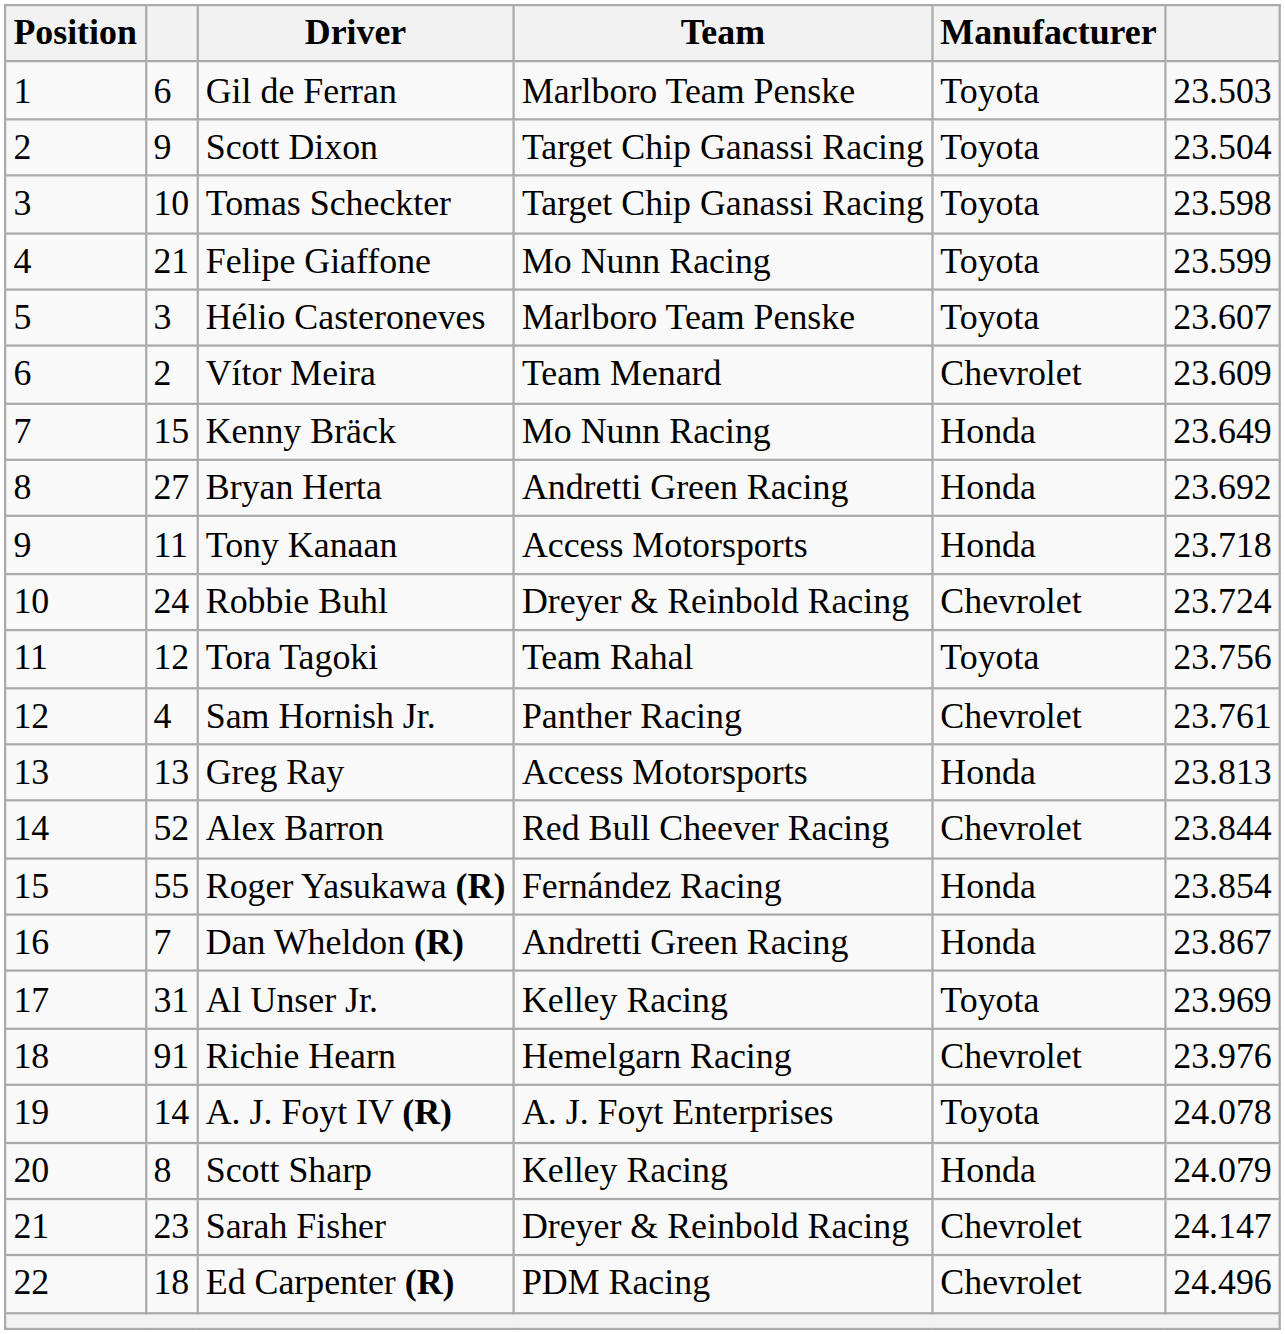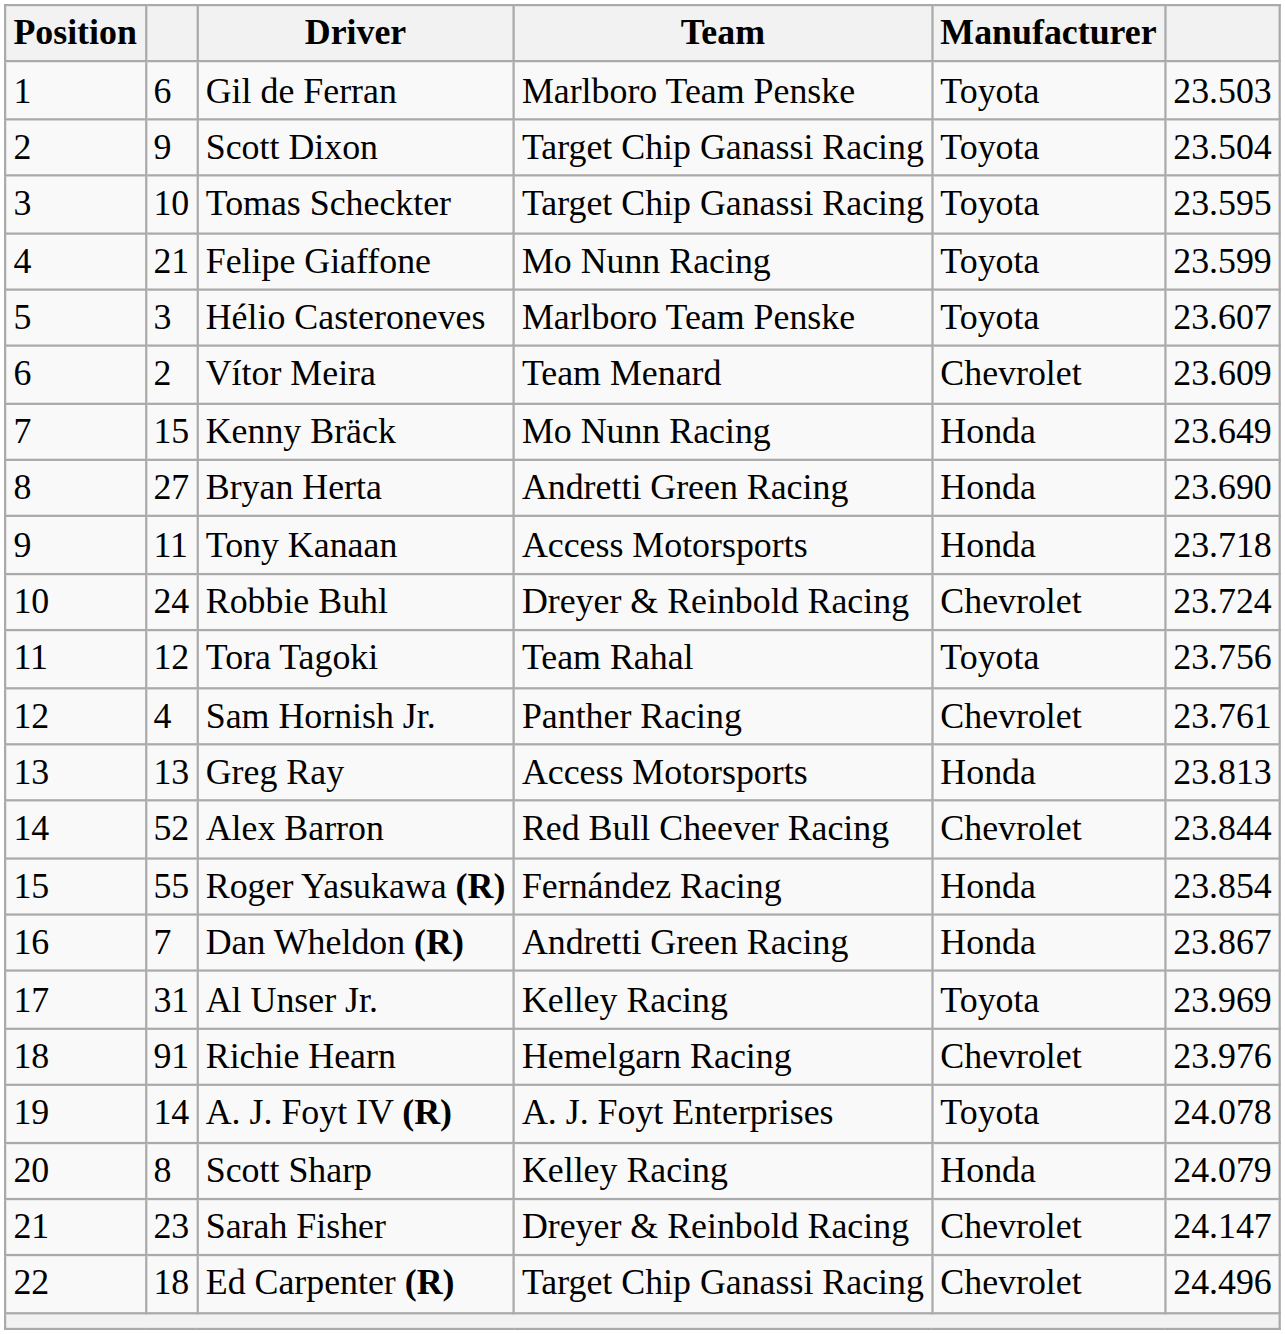(1222, 203) 23.598 -> (1222, 203) 23.595
(1222, 487) 23.692 -> (1222, 487) 23.690
(616, 1283) PDM Racing -> (723, 1283) Target Chip Ganassi Racing
